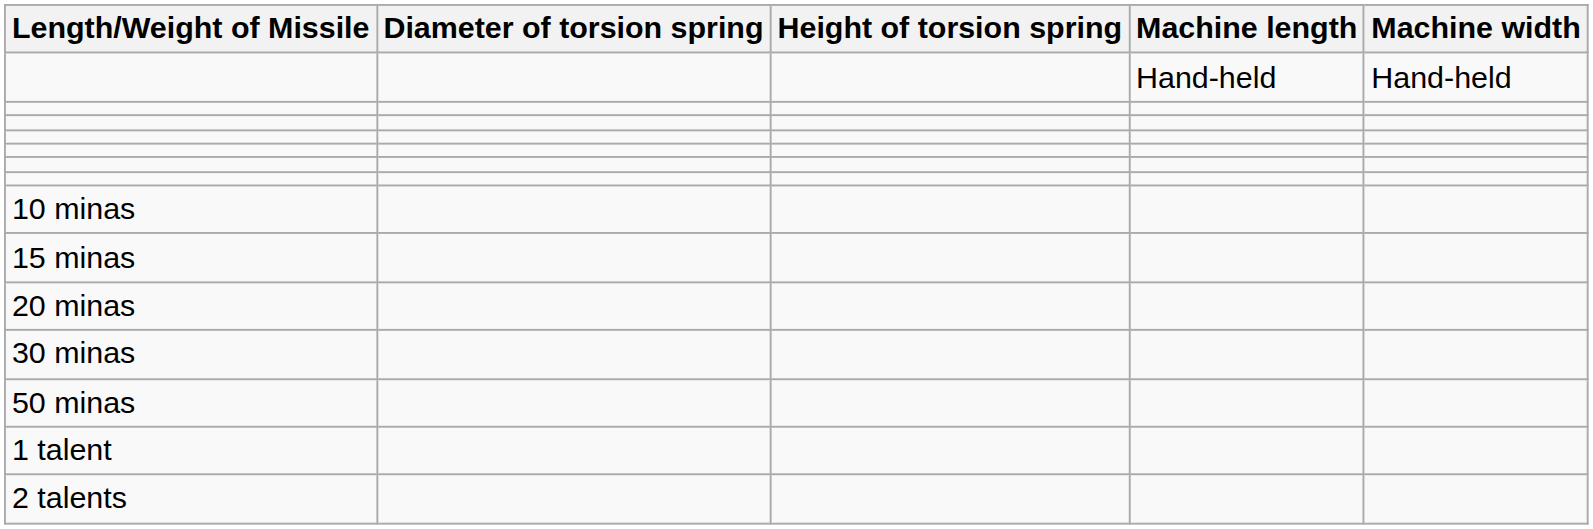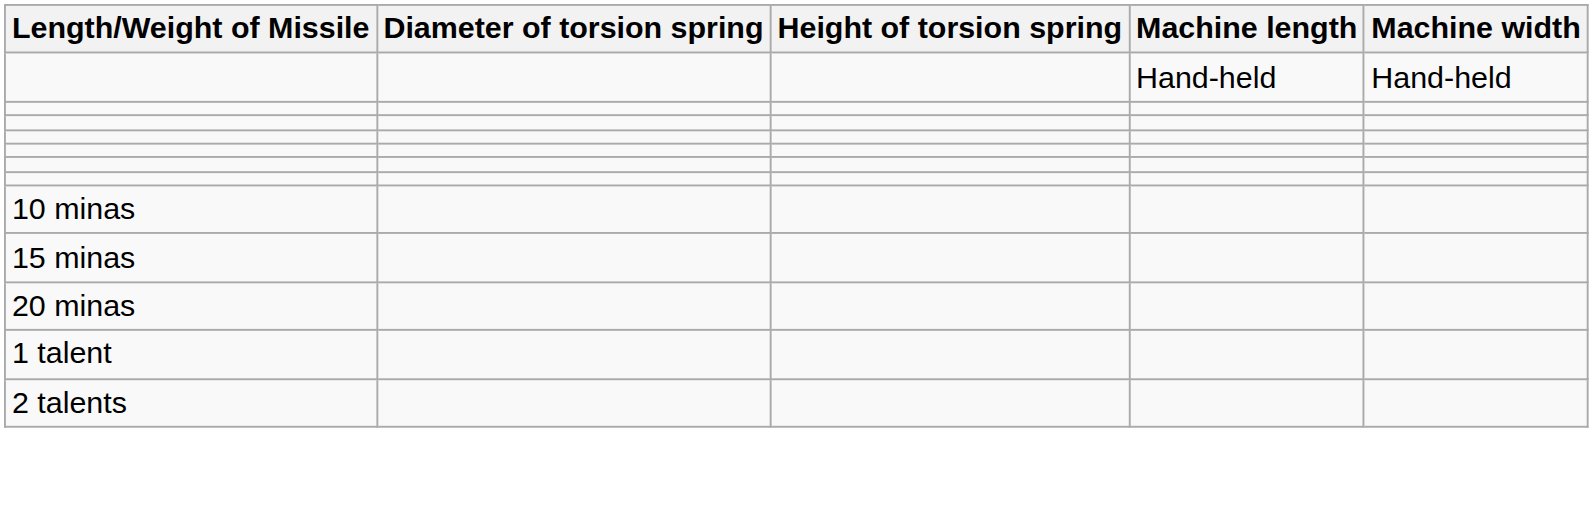- row: (74, 353)
- row: (74, 401)
